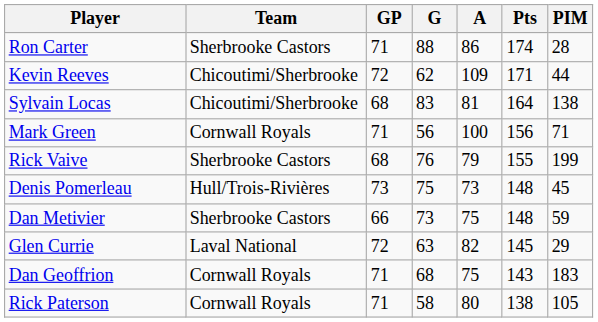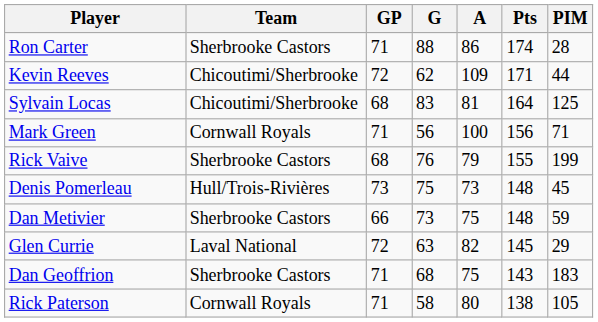(565, 103) 138 -> (565, 103) 125
(250, 274) Cornwall Royals -> (260, 274) Sherbrooke Castors
